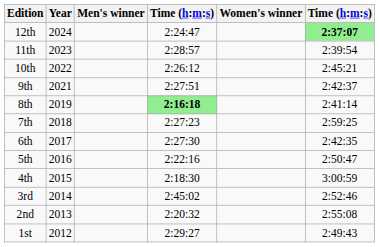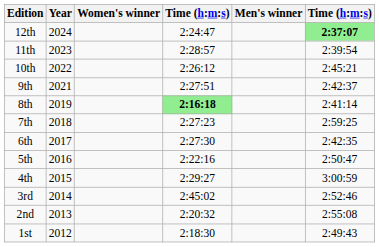columns swapped: (111, 13) <-> (261, 13)
(182, 178) 2:18:30 -> (197, 178) 2:29:27
(182, 232) 2:29:27 -> (197, 232) 2:18:30
